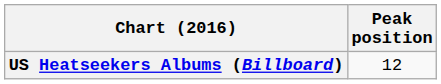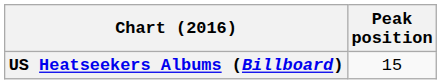(392, 65) 12 -> (392, 65) 15
